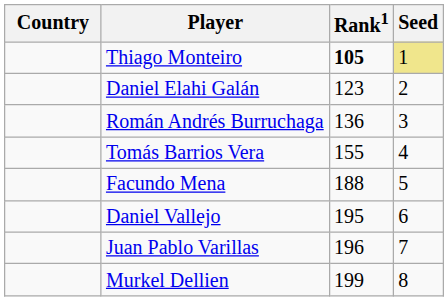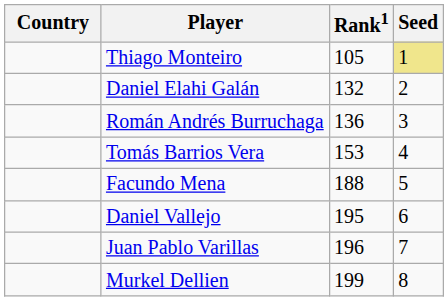(349, 57) bold -> (349, 57) normal
(349, 89) 123 -> (349, 89) 132
(349, 152) 155 -> (349, 152) 153
